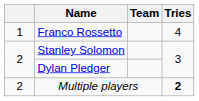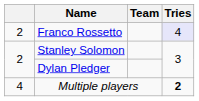(20, 31) 1 -> (20, 31) 2
(178, 31) no background -> (178, 31) lavender background
(20, 86) 2 -> (20, 86) 4
